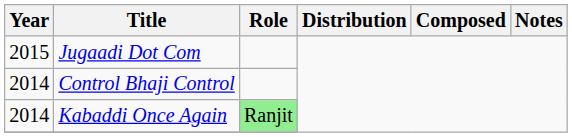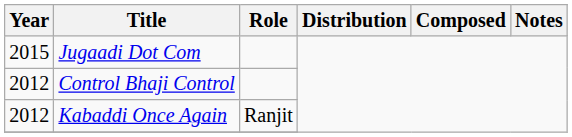(29, 83) 2014 -> (29, 83) 2012
(29, 115) 2014 -> (29, 115) 2012
(268, 115) lightgreen background -> (268, 115) no background
